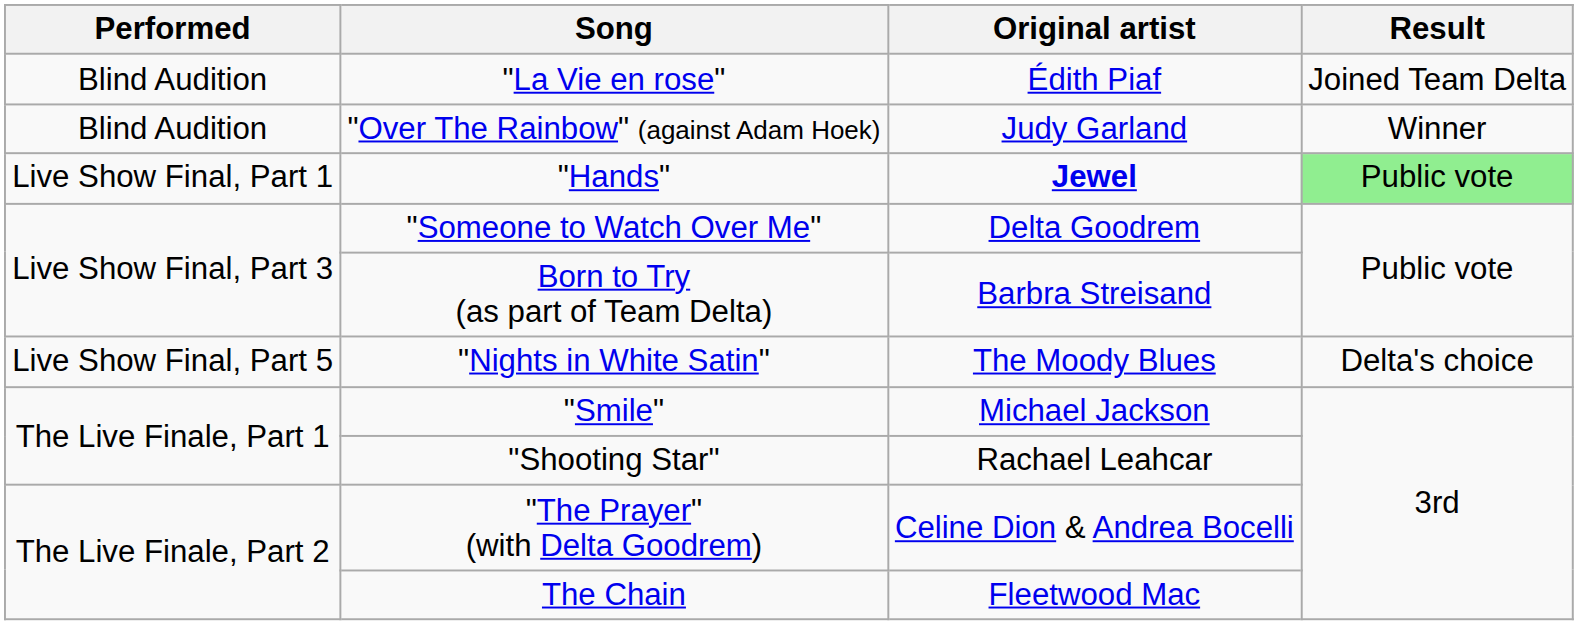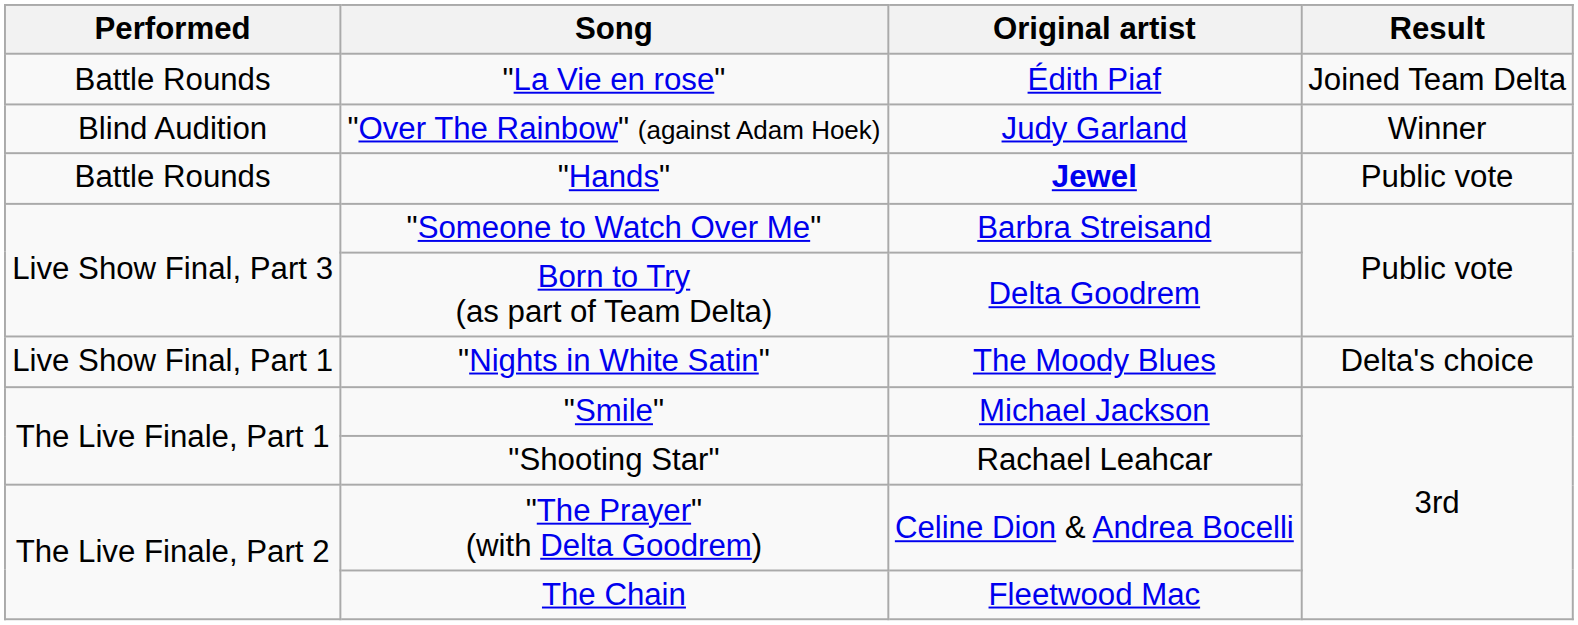(173, 78) Blind Audition -> (173, 78) Battle Rounds
(173, 177) Live Show Final, Part 1 -> (173, 177) Battle Rounds
(1437, 177) lightgreen background -> (1437, 177) no background
(1094, 227) Delta Goodrem -> (1094, 227) Barbra Streisand
(1094, 294) Barbra Streisand -> (1094, 294) Delta Goodrem
(173, 361) Live Show Final, Part 5 -> (173, 361) Live Show Final, Part 1
